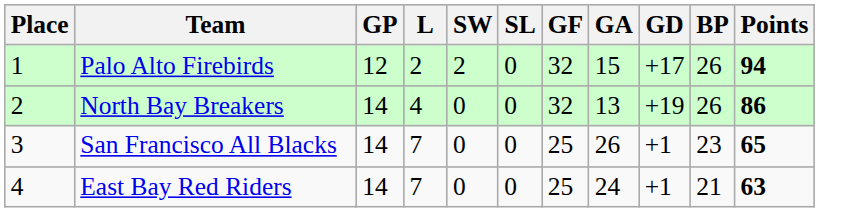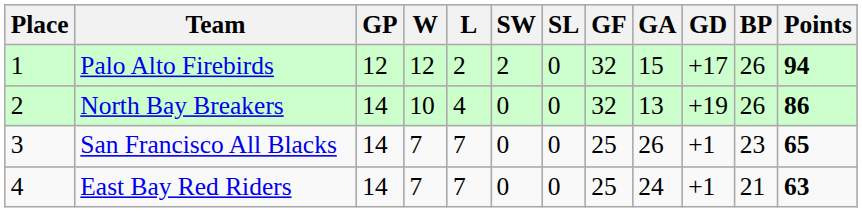+ column: (425, 24)
